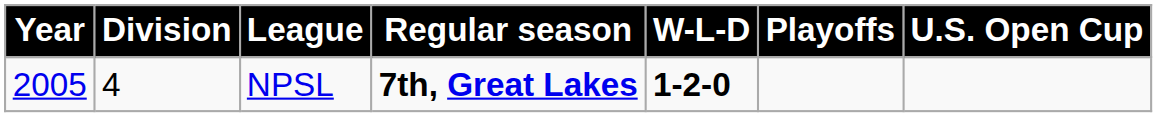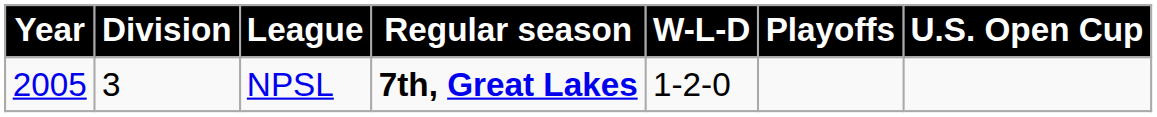(111, 83) 4 -> (111, 83) 3
(692, 83) bold -> (692, 83) normal
